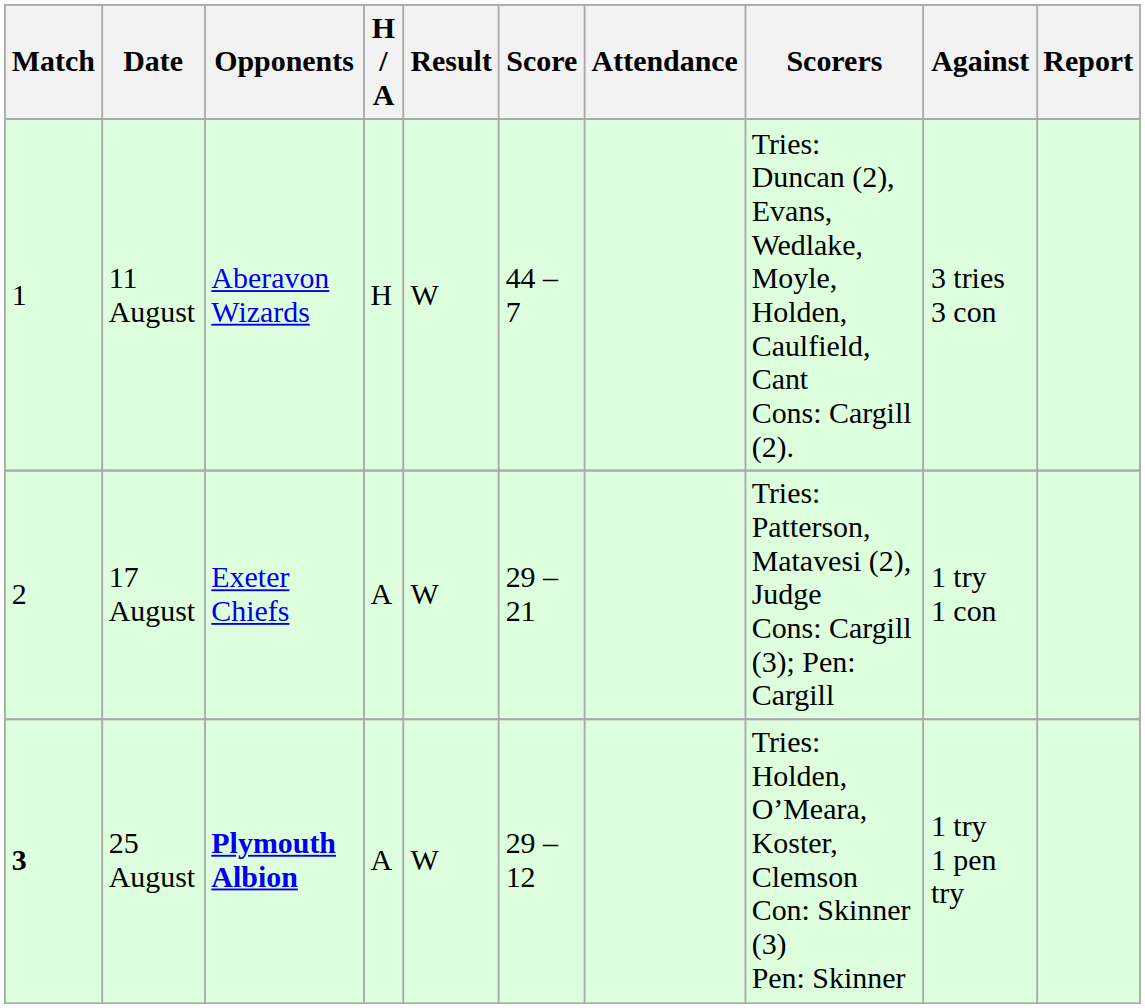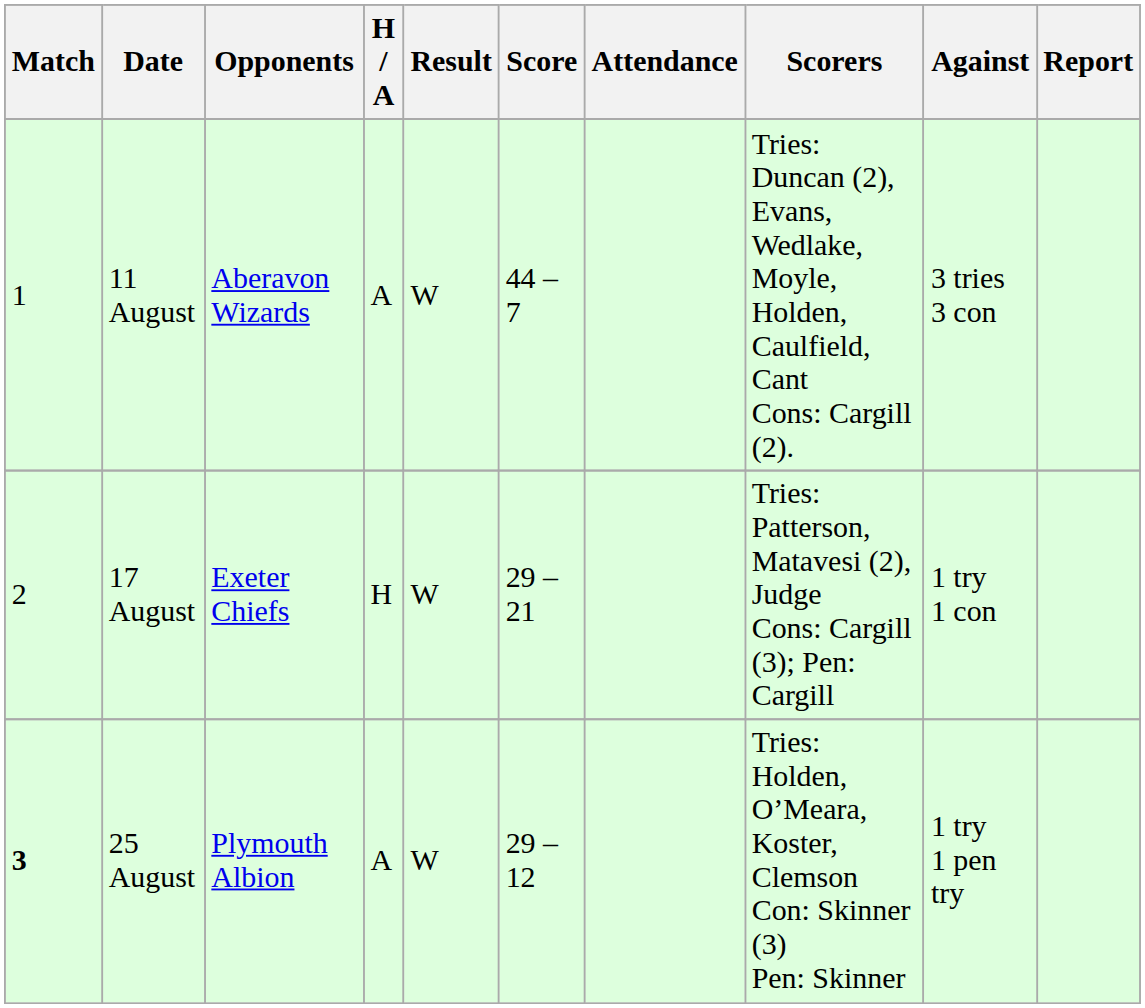(381, 294) H -> (381, 294) A
(381, 594) A -> (381, 594) H
(274, 860) bold -> (270, 860) normal
